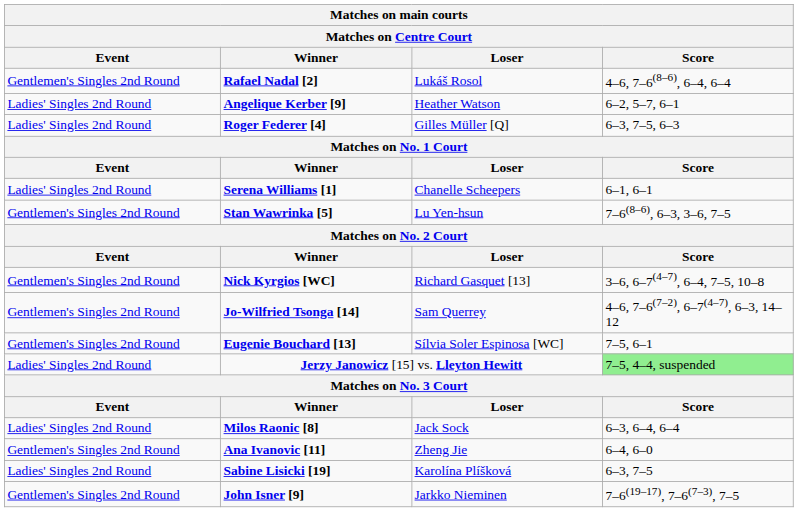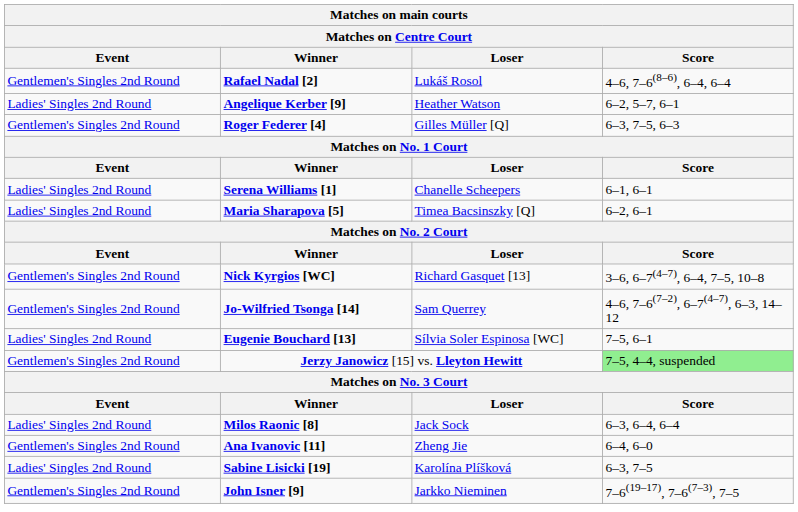(79, 125) Ladies' Singles 2nd Round -> (94, 125) Gentlemen's Singles 2nd Round
- row: (278, 212)
+ row: (284, 210)
(94, 343) Gentlemen's Singles 2nd Round -> (79, 339) Ladies' Singles 2nd Round
(79, 364) Ladies' Singles 2nd Round -> (94, 360) Gentlemen's Singles 2nd Round
